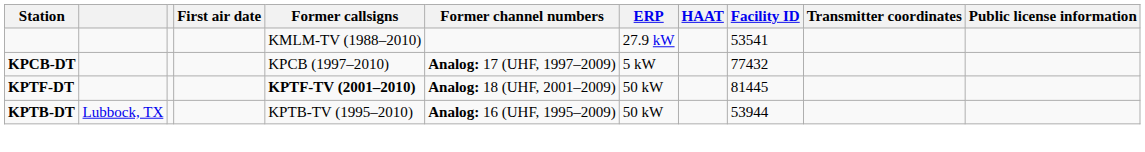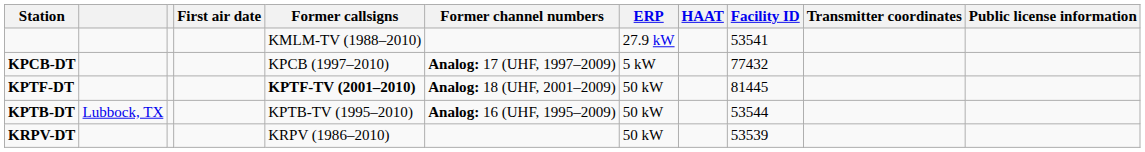(750, 111) 53944 -> (750, 111) 53544
+ row: (42, 135)
